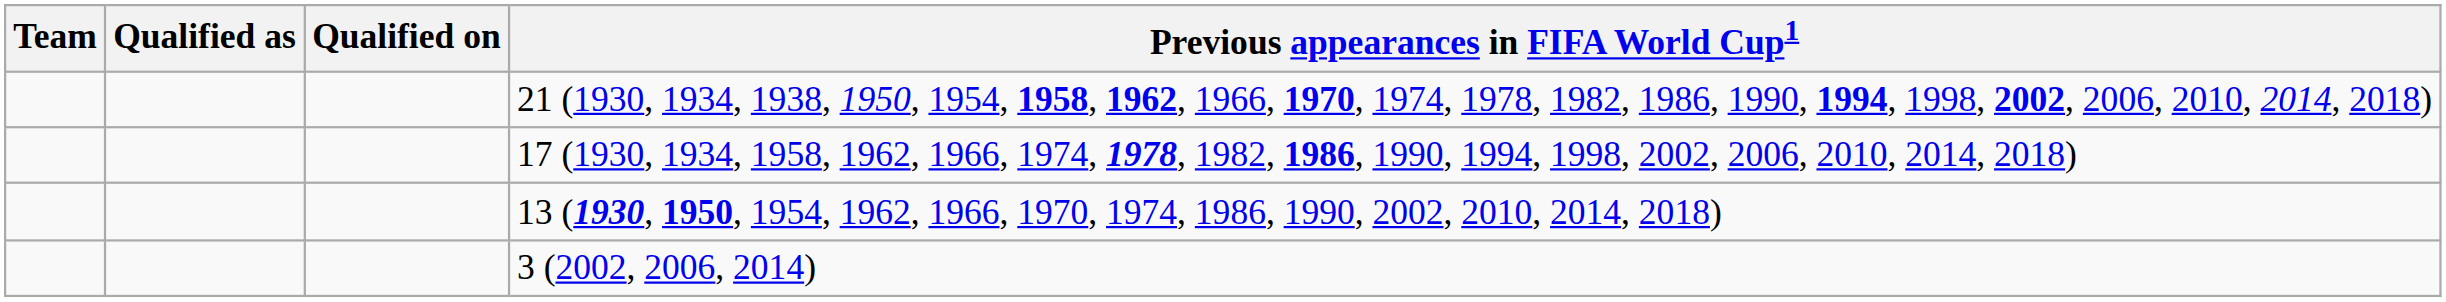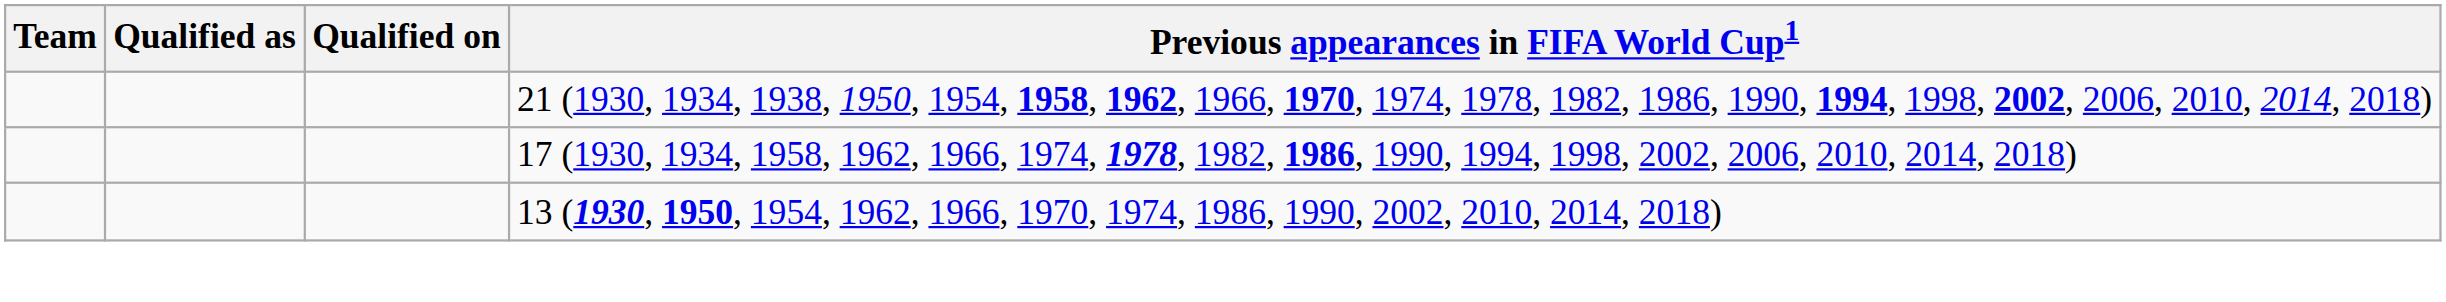- row: (666, 267)
